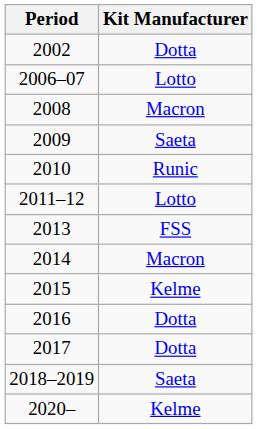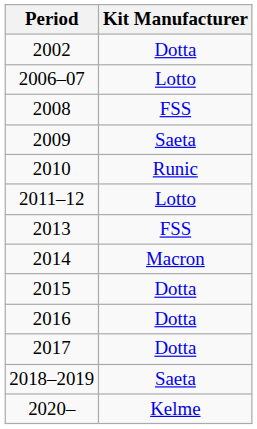(175, 109) Macron -> (175, 109) FSS
(175, 288) Kelme -> (175, 288) Dotta
